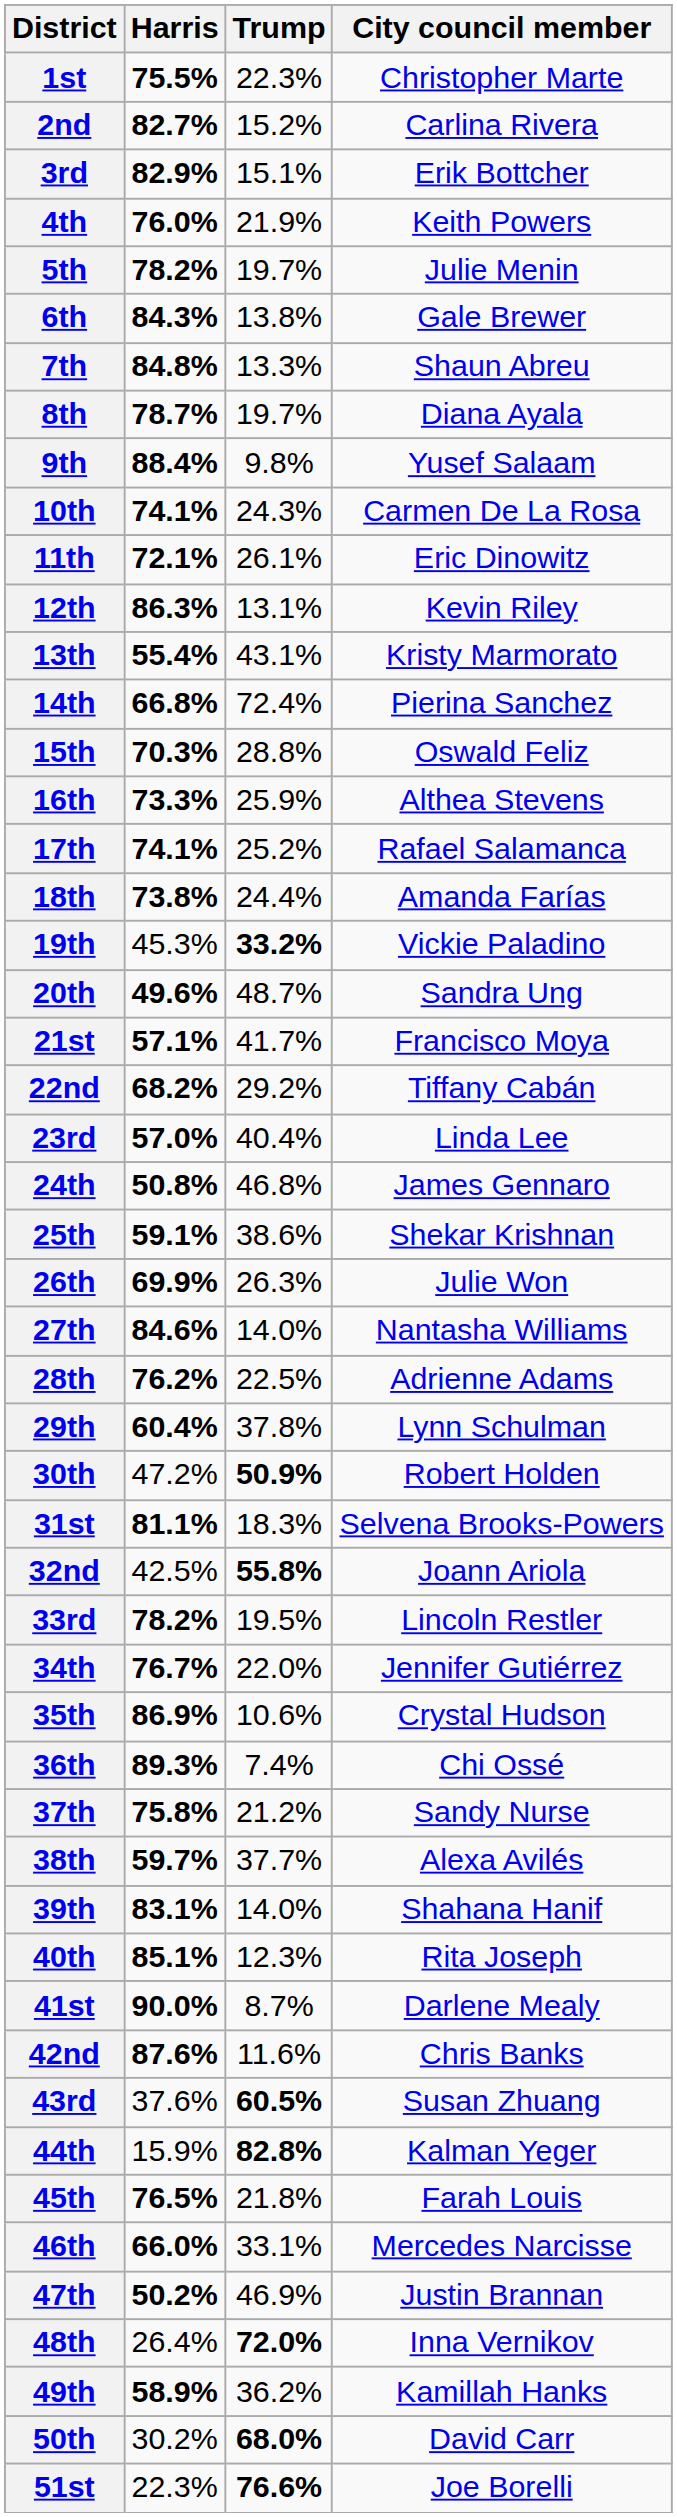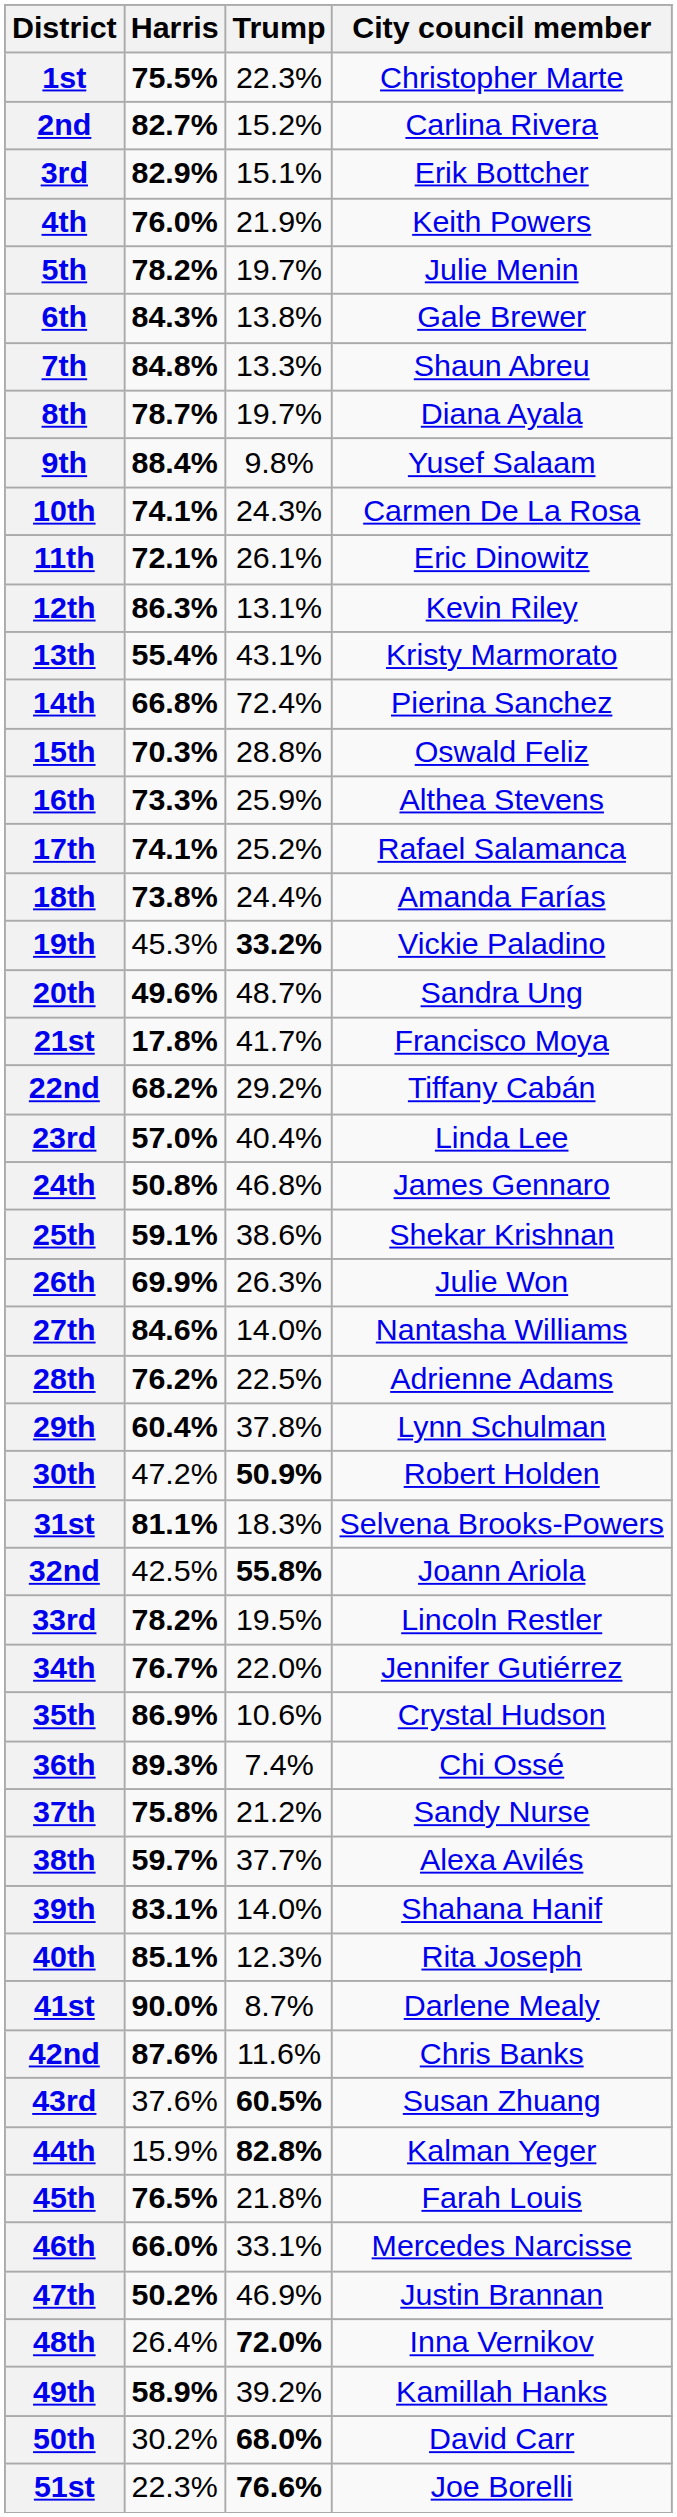(175, 1041) 57.1% -> (175, 1041) 17.8%
(279, 2391) 36.2% -> (279, 2391) 39.2%
